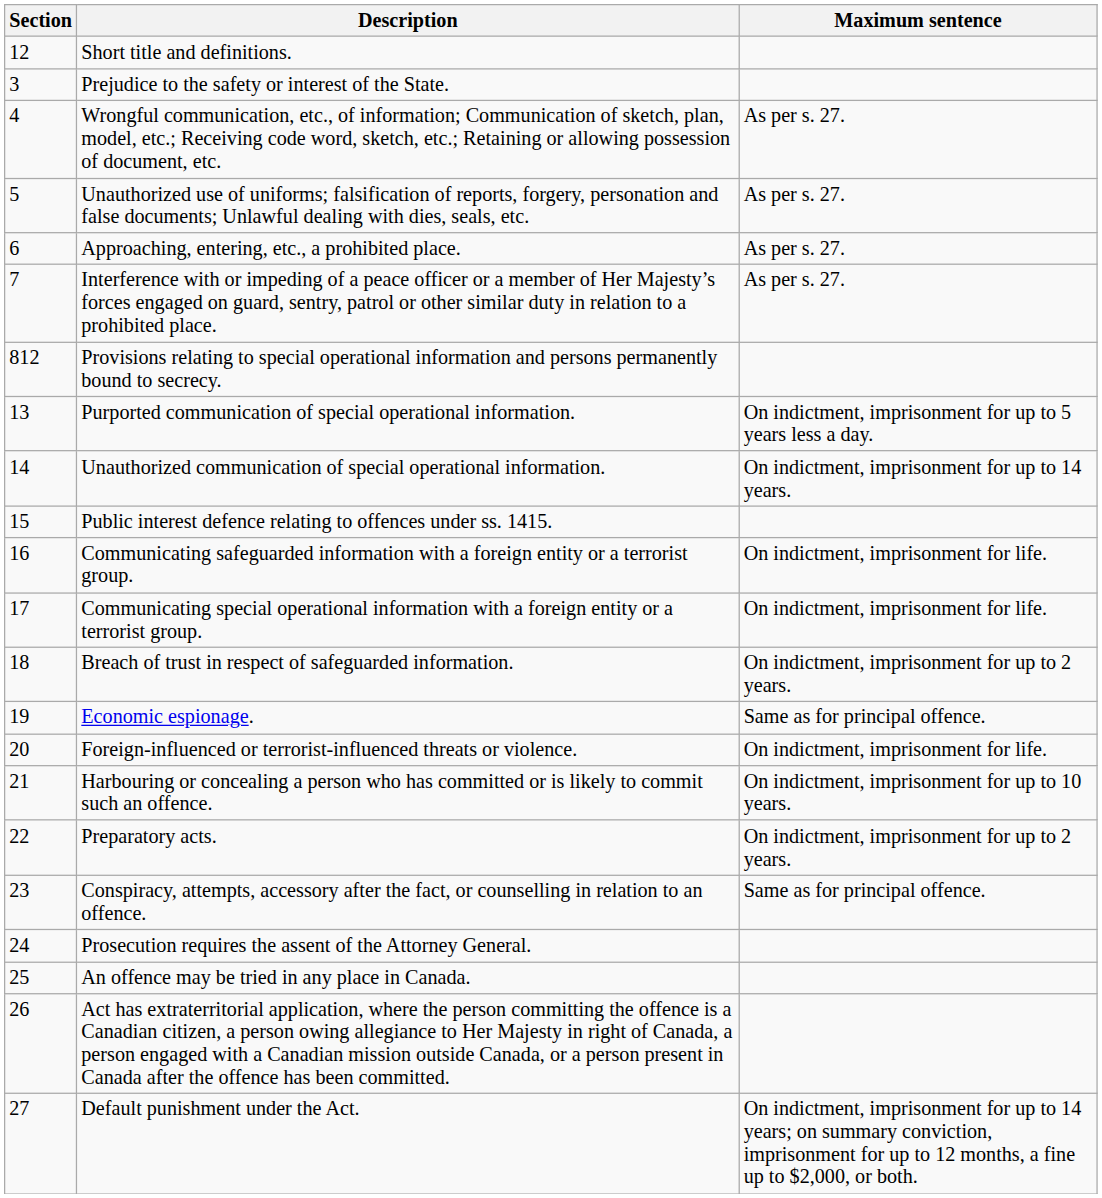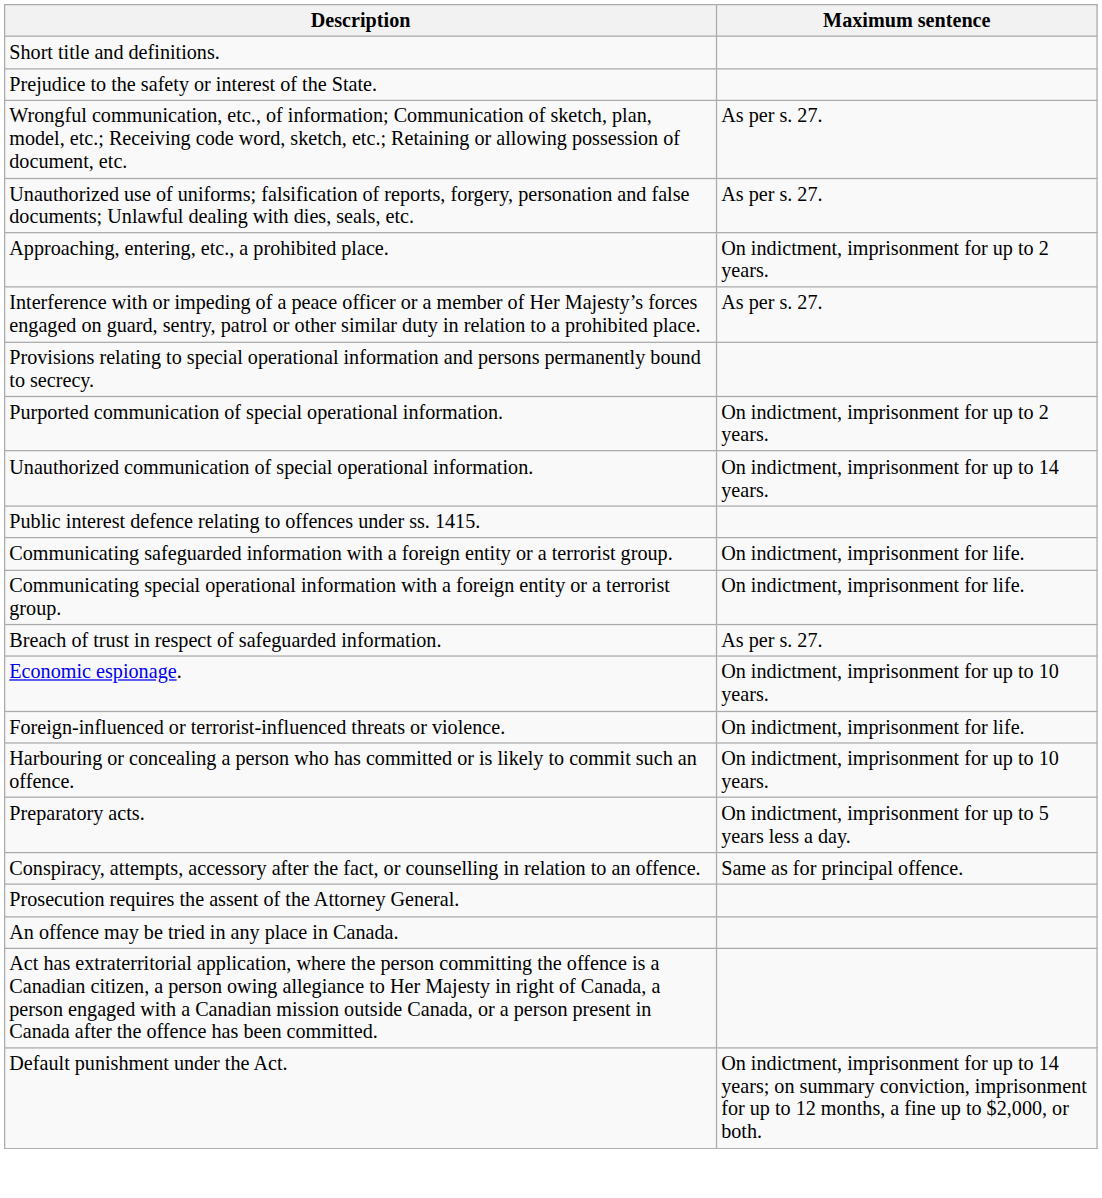- column: (41, 20)
(794, 248) As per s. 27. -> (885, 259) On indictment, imprisonment for up to 2 years.
(907, 423) On indictment, imprisonment for up to 5 years less a day. -> (885, 423) On indictment, imprisonment for up to 2 years.
(907, 674) On indictment, imprisonment for up to 2 years. -> (772, 640) As per s. 27.
(865, 717) Same as for principal offence. -> (890, 683) On indictment, imprisonment for up to 10 years.
(907, 847) On indictment, imprisonment for up to 2 years. -> (885, 824) On indictment, imprisonment for up to 5 years less a day.
